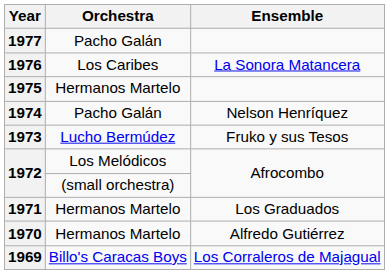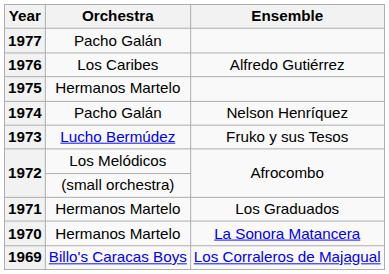(287, 64) La Sonora Matancera -> (287, 64) Alfredo Gutiérrez
(287, 233) Alfredo Gutiérrez -> (287, 233) La Sonora Matancera
